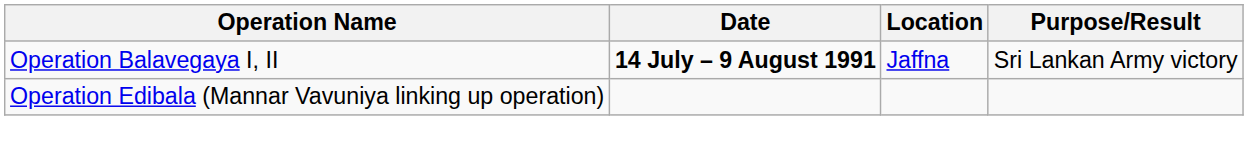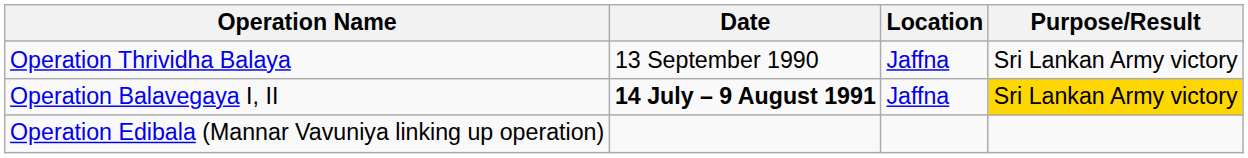+ row: (150, 59)
(1116, 59) no background -> (1116, 96) gold background
